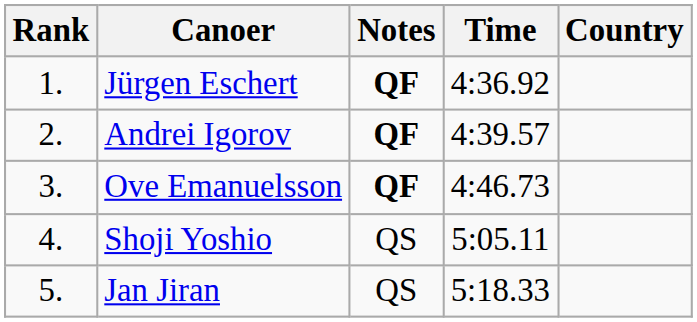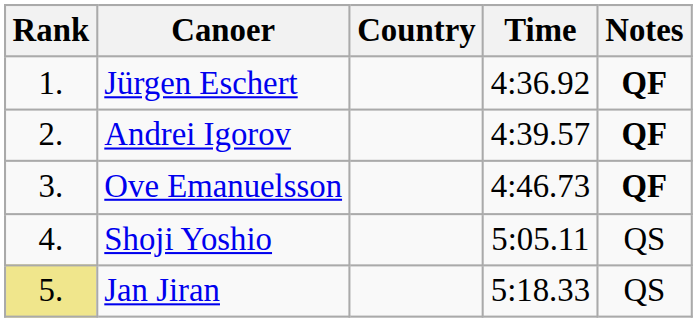columns swapped: (624, 30) <-> (396, 30)
(51, 290) no background -> (51, 290) khaki background
